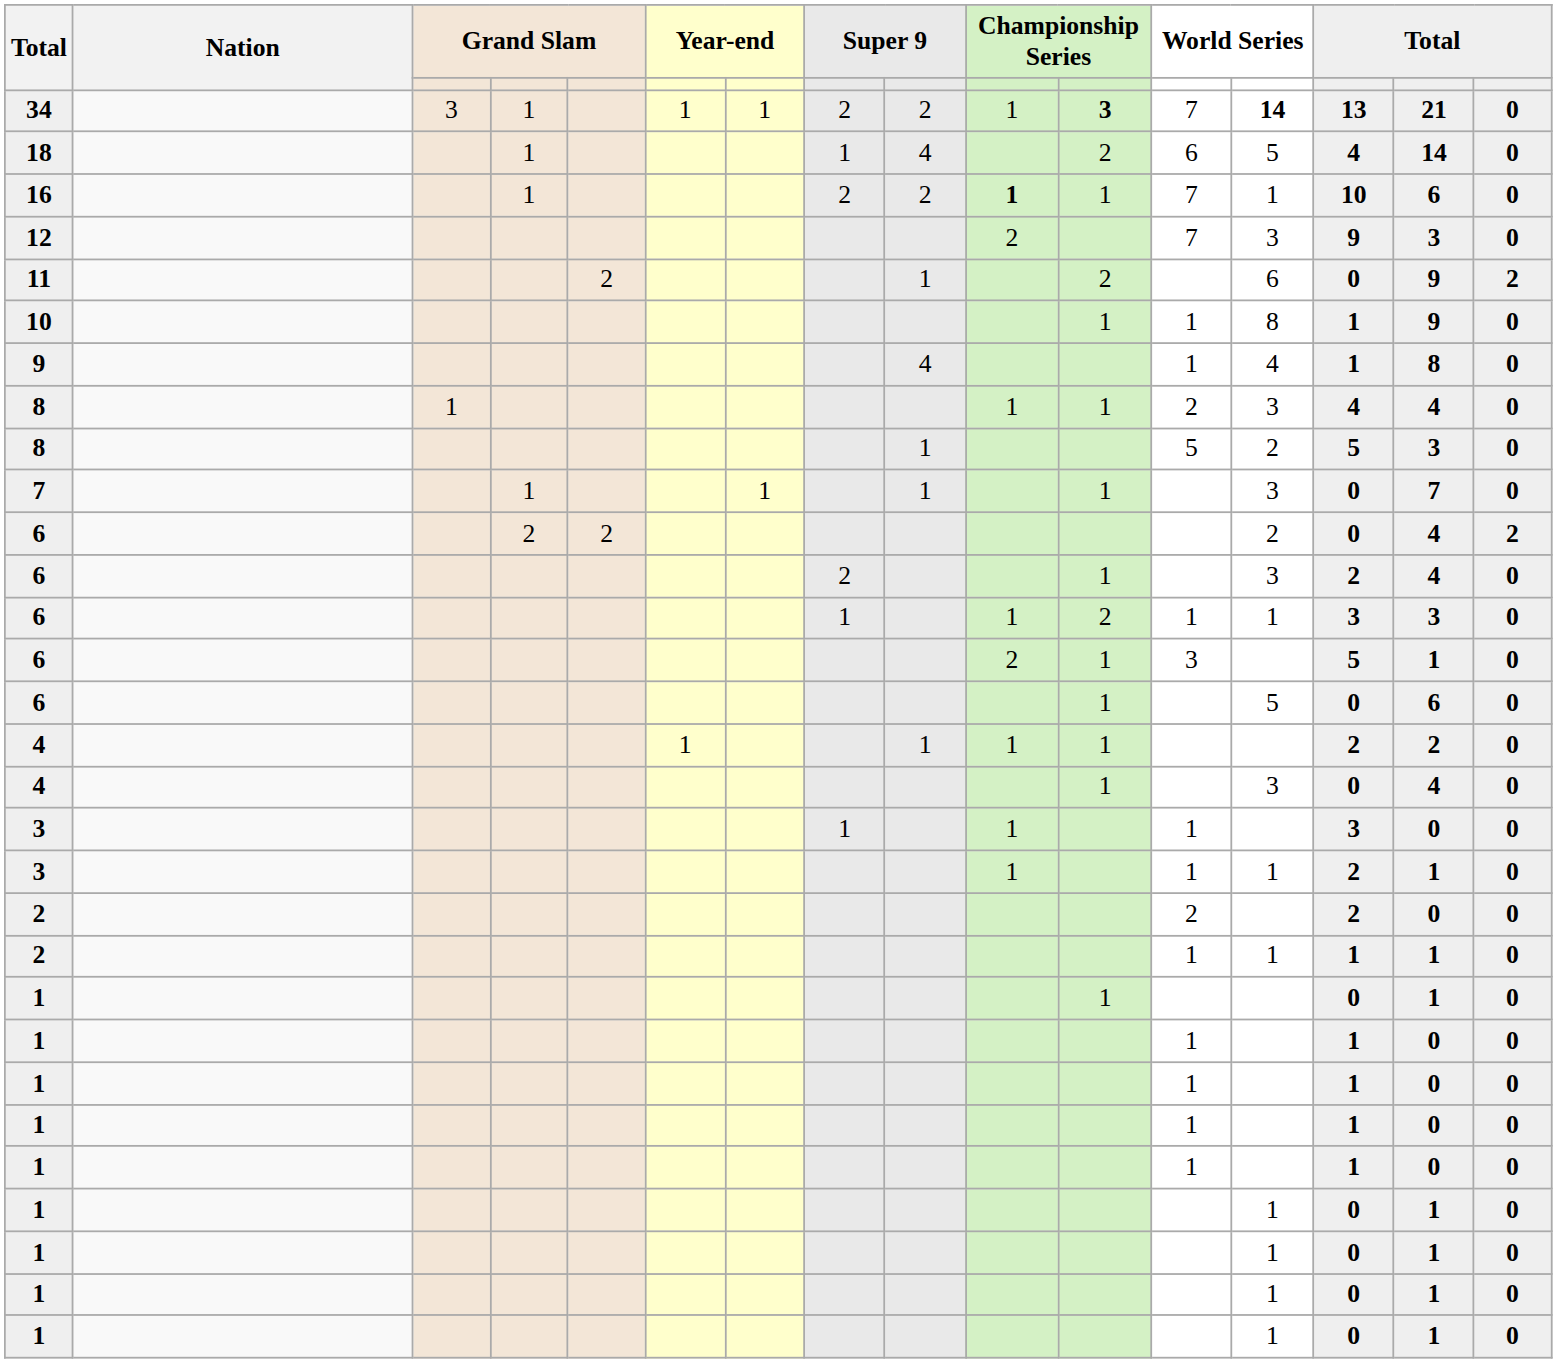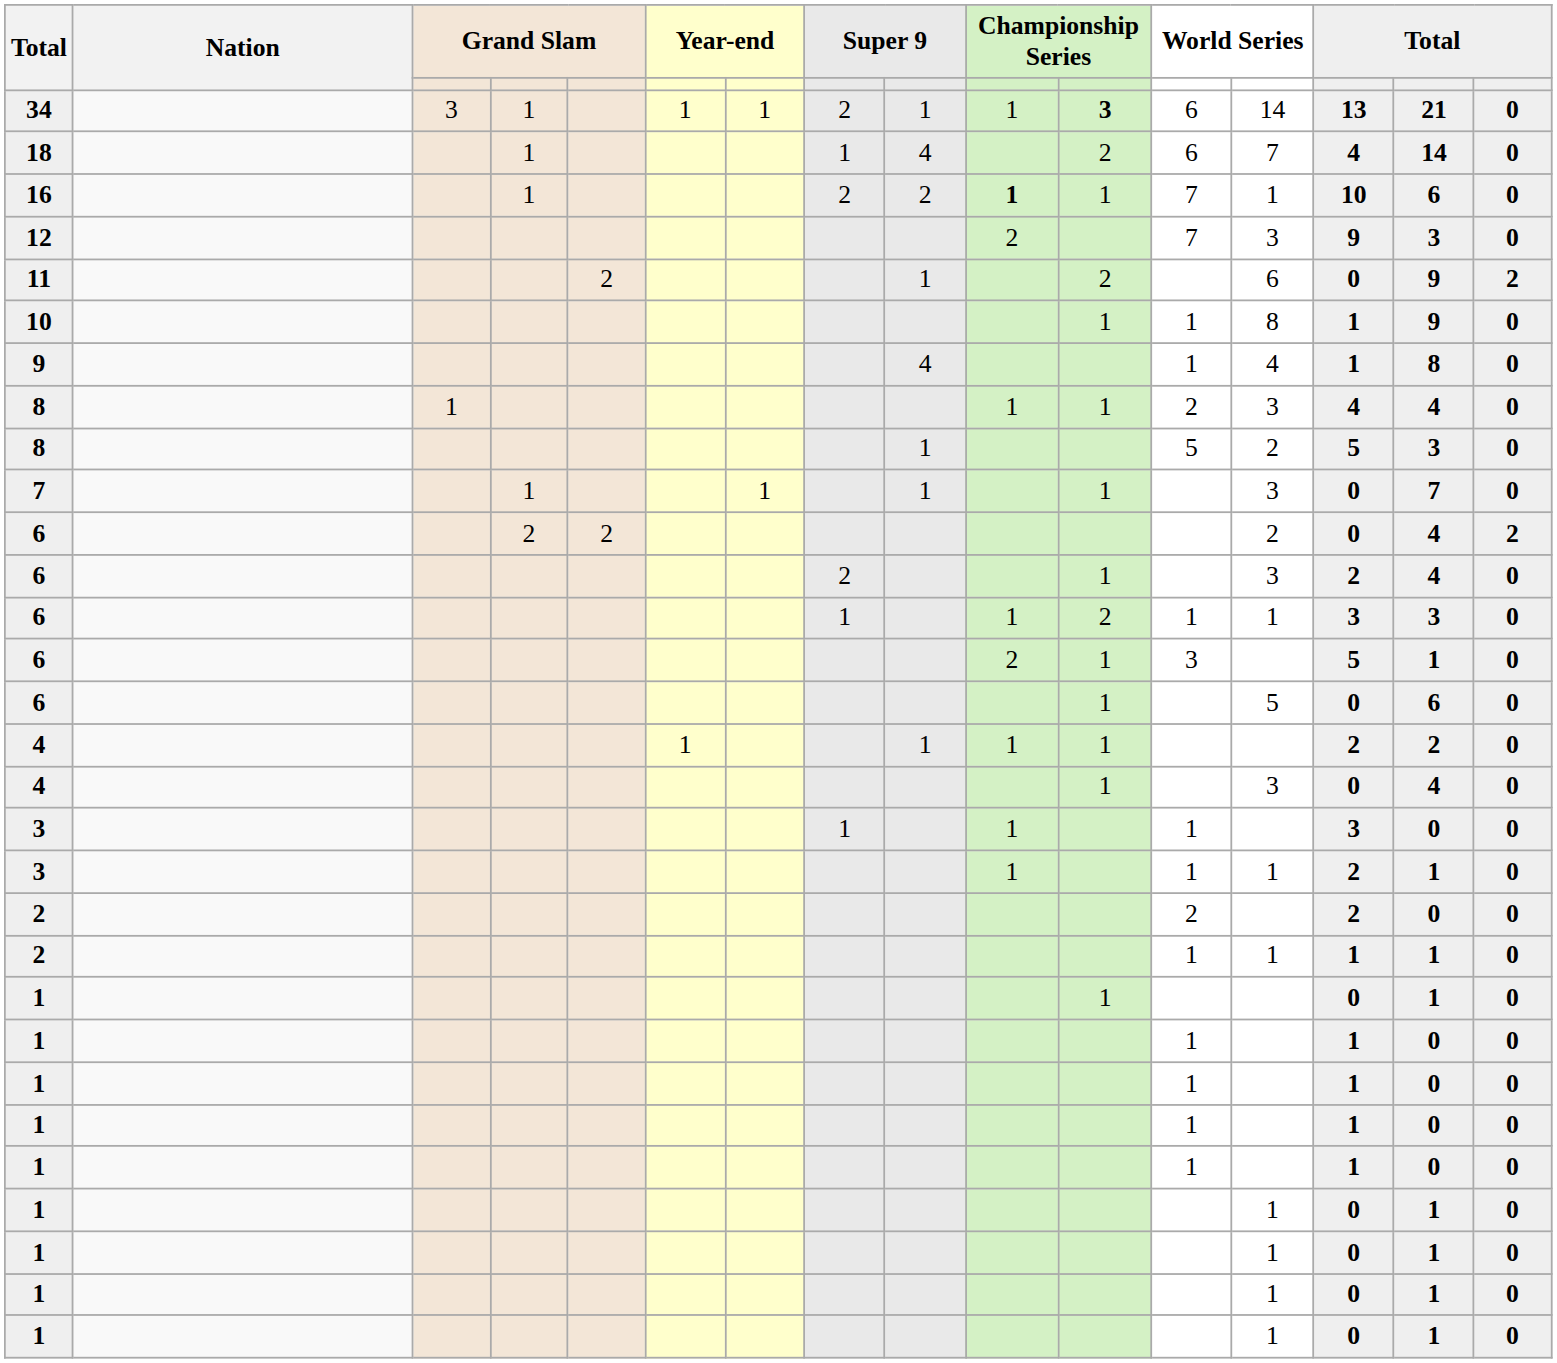(925, 110) 2 -> (925, 110) 1
(1191, 110) 7 -> (1191, 110) 6
(1272, 110) bold -> (1272, 110) normal
(1272, 152) 5 -> (1272, 152) 7
